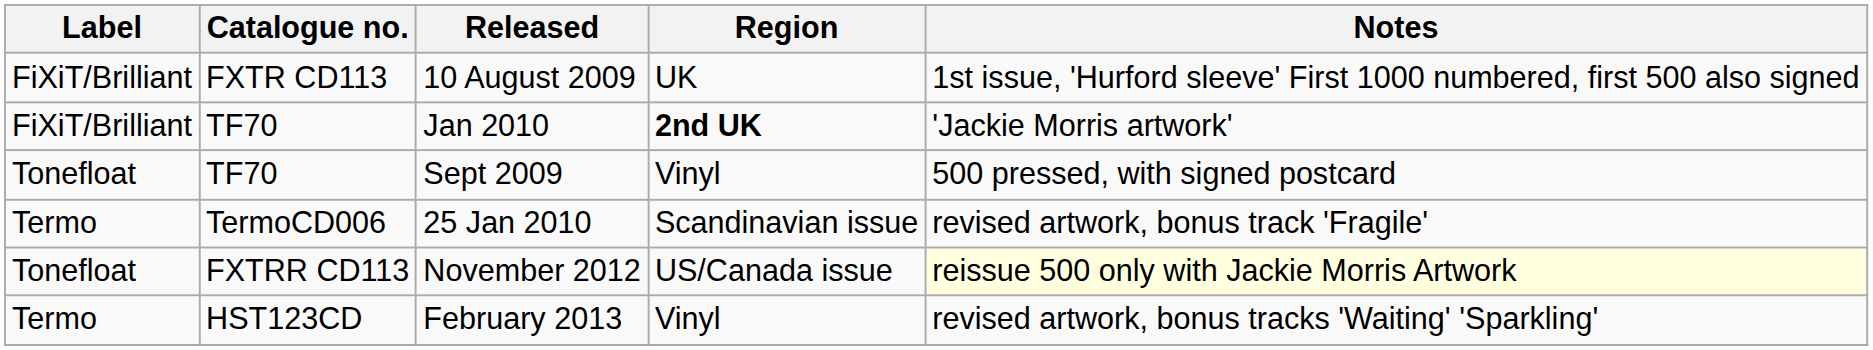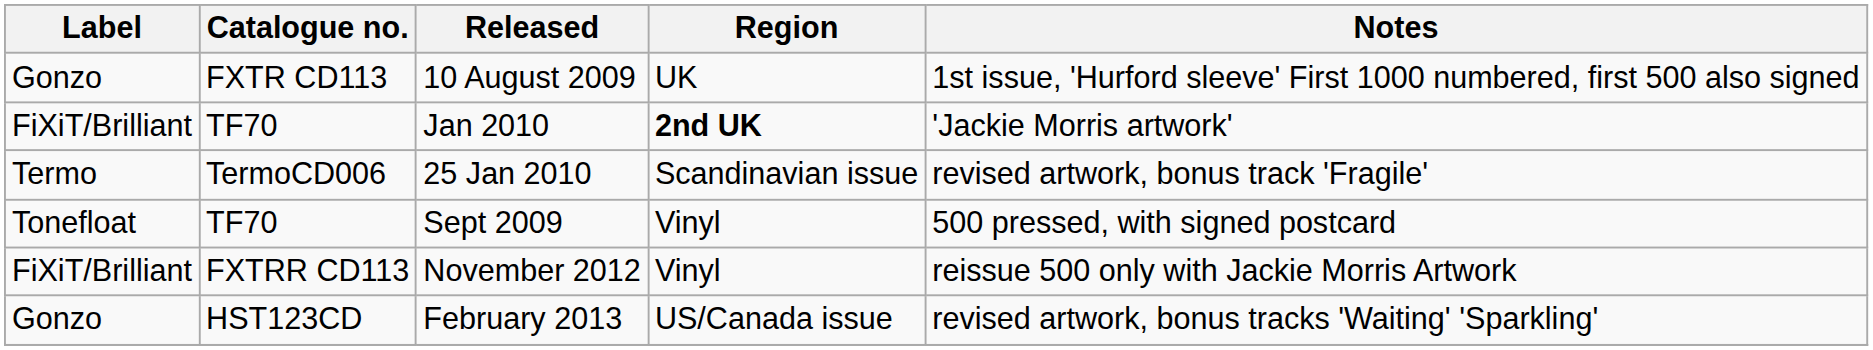(102, 77) FiXiT/Brilliant -> (57, 77) Gonzo
rows swapped: (493, 174) <-> (507, 222)
(74, 271) Tonefloat -> (102, 271) FiXiT/Brilliant
(774, 271) US/Canada issue -> (688, 271) Vinyl
(1224, 271) lightyellow background -> (1224, 271) no background
(54, 319) Termo -> (57, 319) Gonzo
(688, 319) Vinyl -> (774, 319) US/Canada issue
